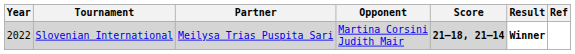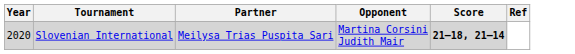- column: (527, 12)
(19, 35) 2022 -> (19, 35) 2020
